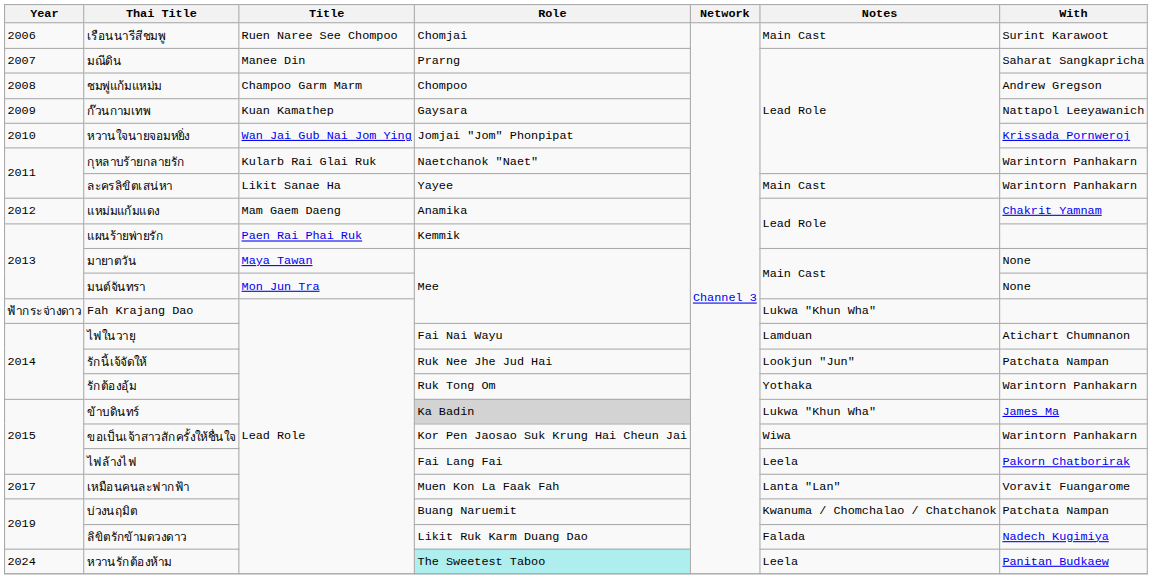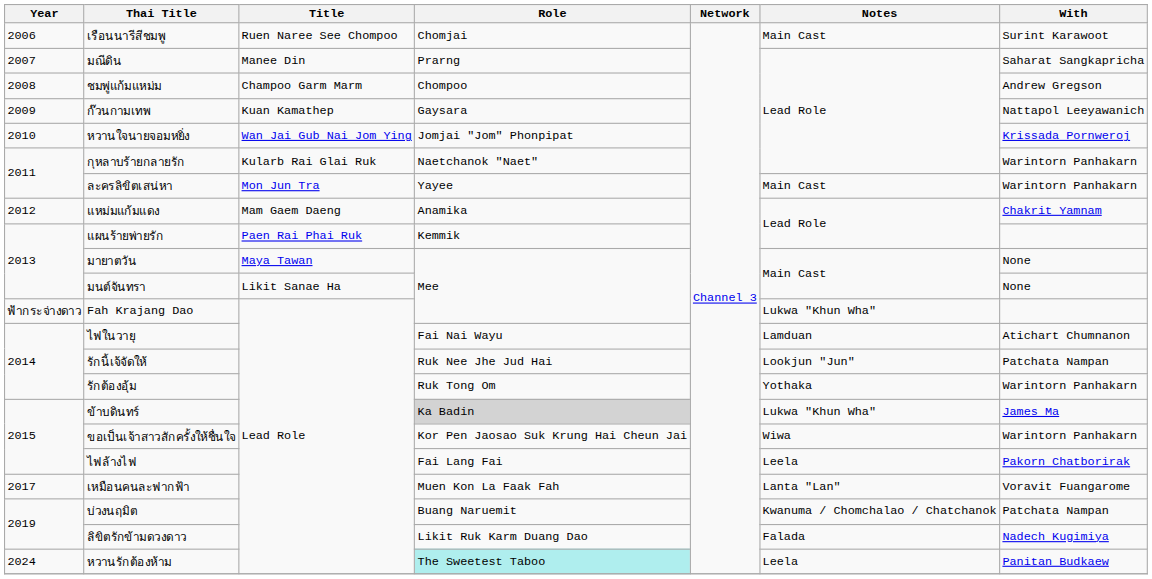(291, 186) Likit Sanae Ha -> (281, 186) Mon Jun Tra
(281, 286) Mon Jun Tra -> (291, 286) Likit Sanae Ha
